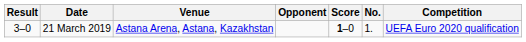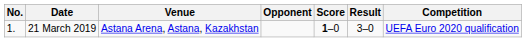columns swapped: (373, 12) <-> (22, 12)
